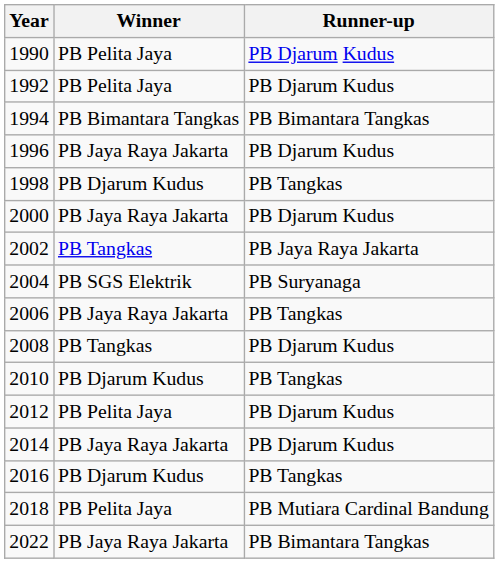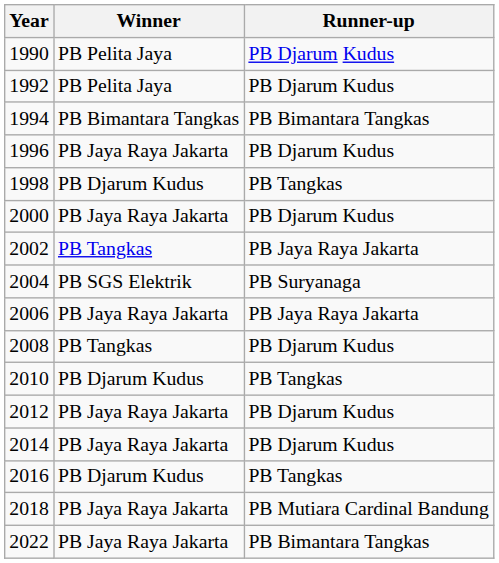(295, 313) PB Tangkas -> (334, 313) PB Jaya Raya Jakarta
(115, 411) PB Pelita Jaya -> (143, 411) PB Jaya Raya Jakarta
(115, 509) PB Pelita Jaya -> (143, 509) PB Jaya Raya Jakarta
